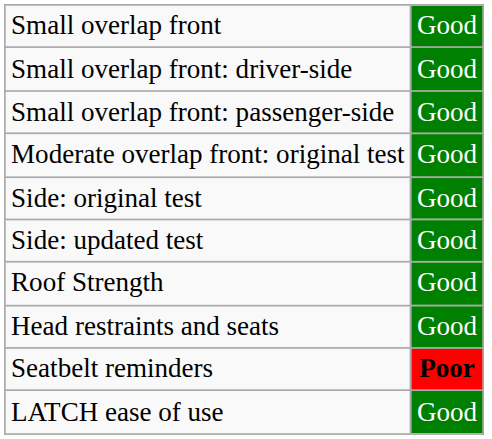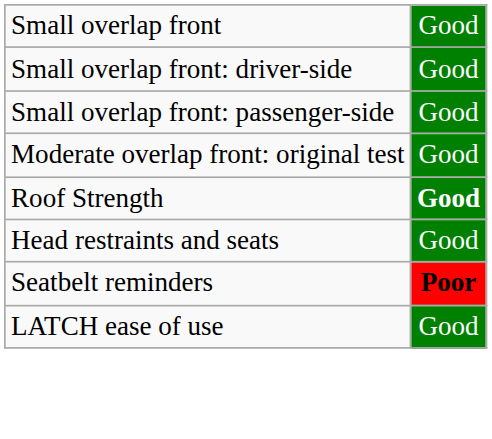- row: (106, 197)
- row: (107, 240)
(447, 283) normal -> (449, 197) bold
